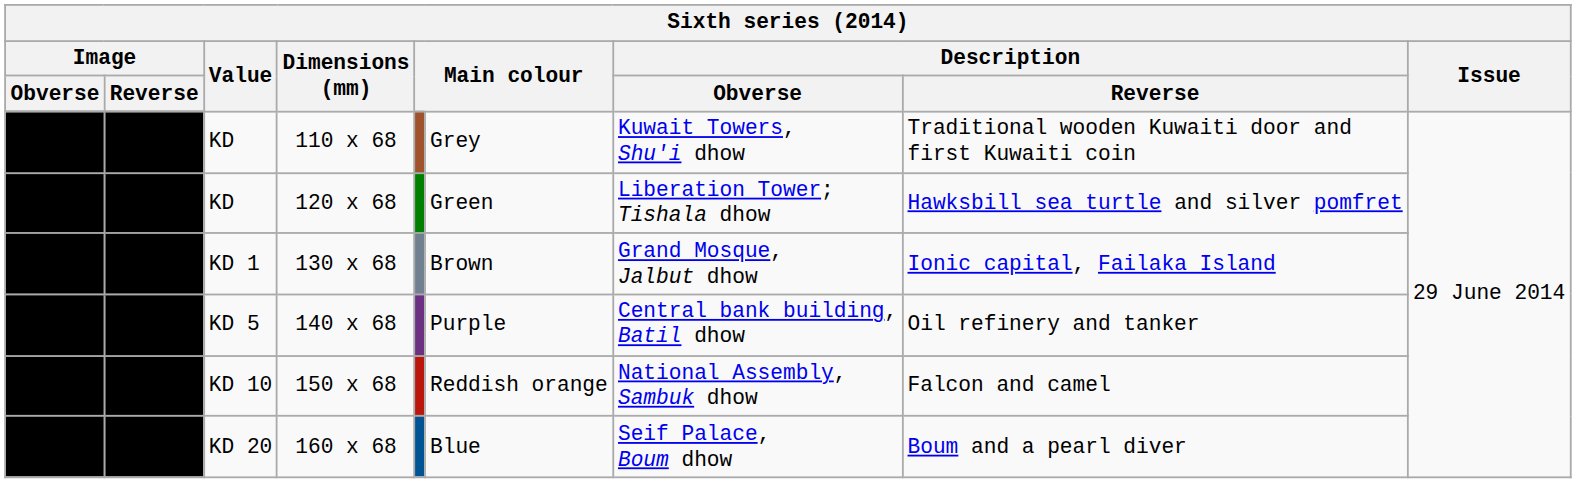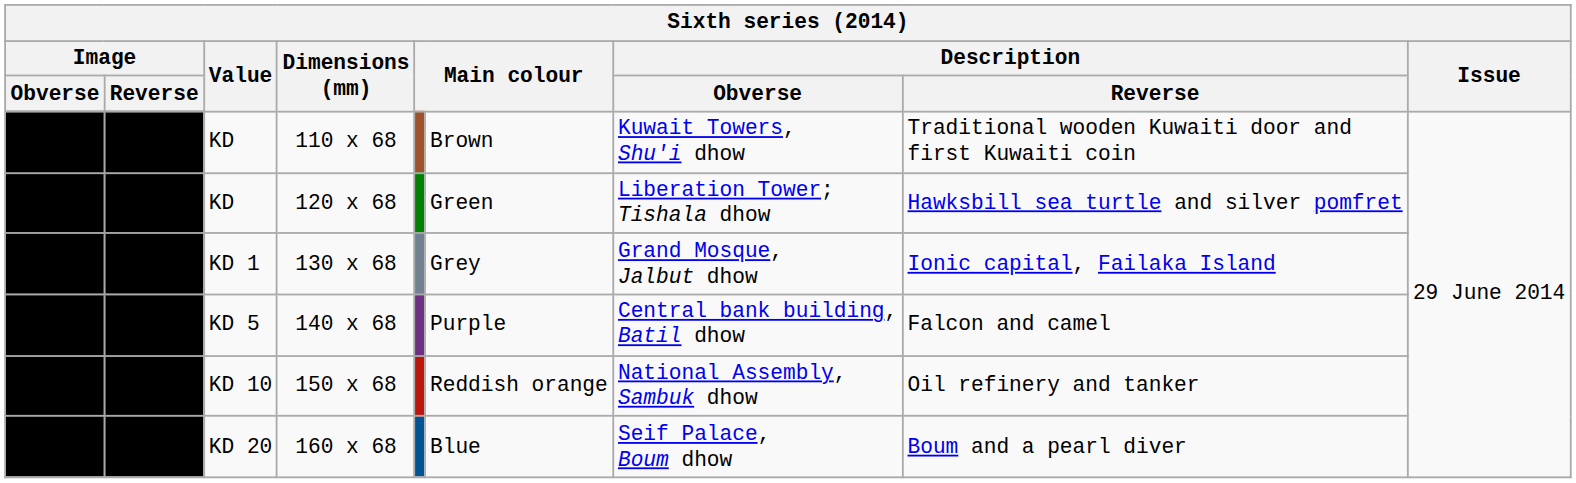(455, 142) Grey -> (462, 142) Brown
(462, 264) Brown -> (455, 264) Grey
(1054, 325) Oil refinery and tanker -> (1009, 325) Falcon and camel
(1009, 386) Falcon and camel -> (1054, 386) Oil refinery and tanker
